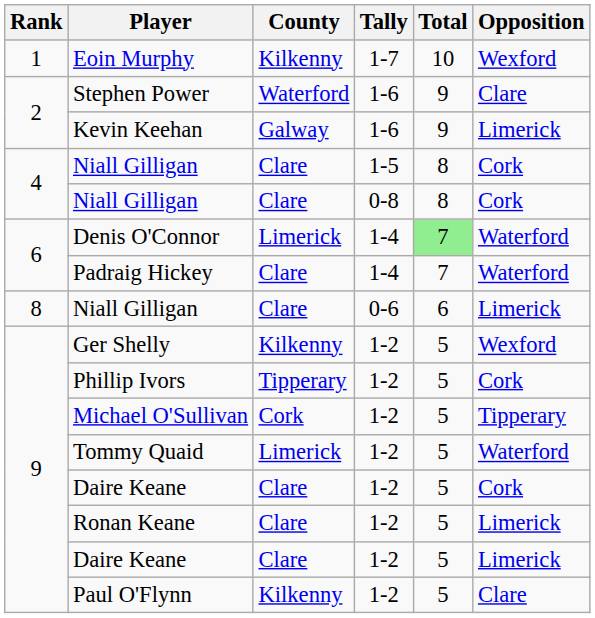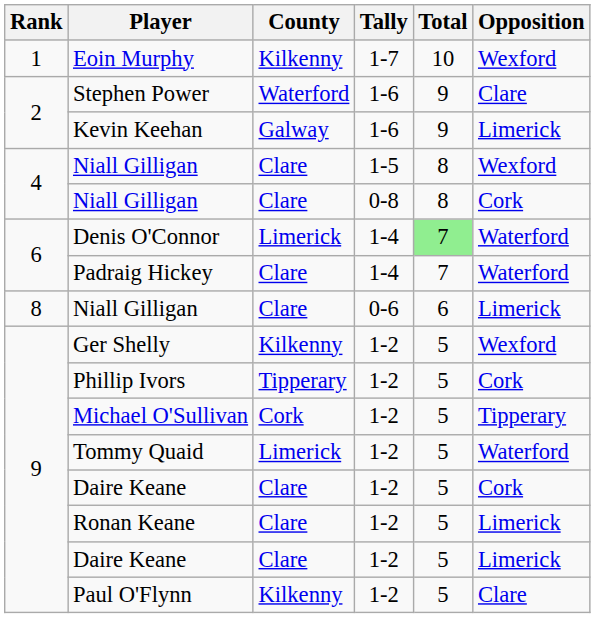(501, 165) Cork -> (517, 165) Wexford
